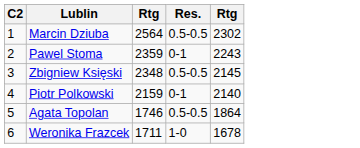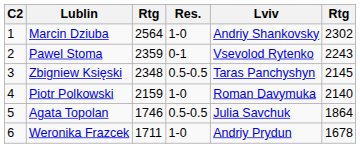+ column: (266, 14)
(188, 34) 0.5-0.5 -> (178, 34) 1-0
(178, 93) 0-1 -> (178, 93) 1-0
